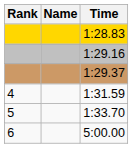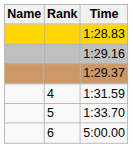columns swapped: (23, 14) <-> (61, 14)
